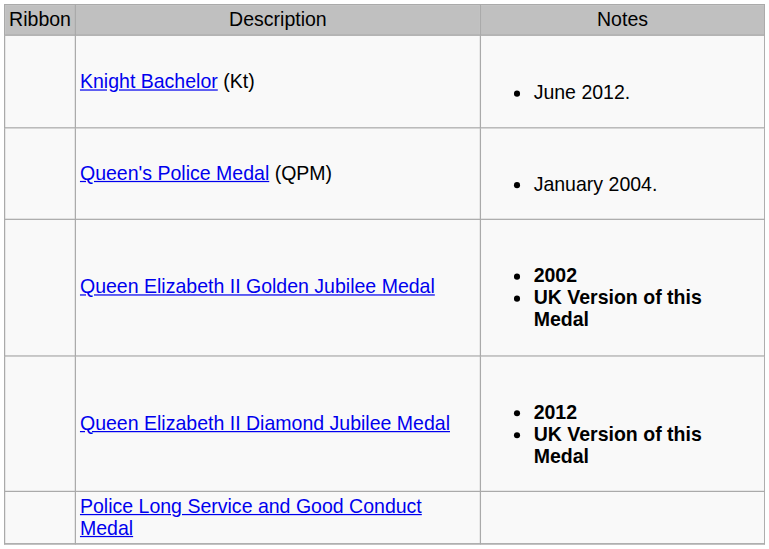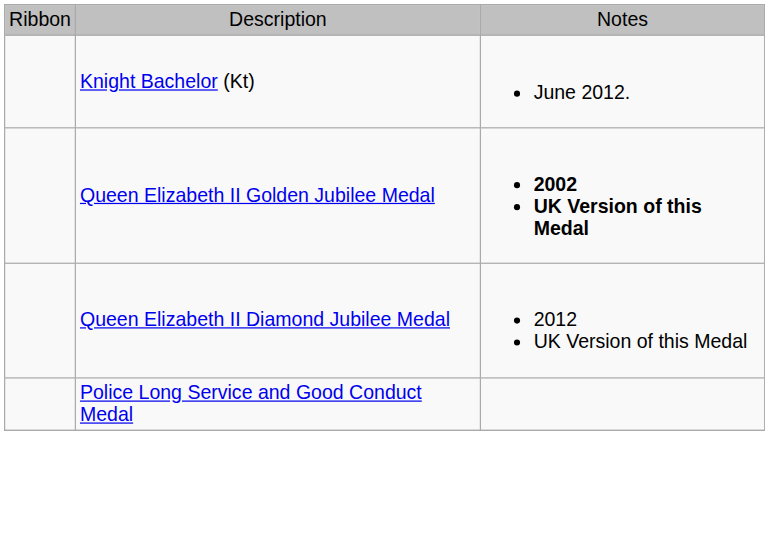- row: (206, 173)
(623, 434) bold -> (623, 331) normal
